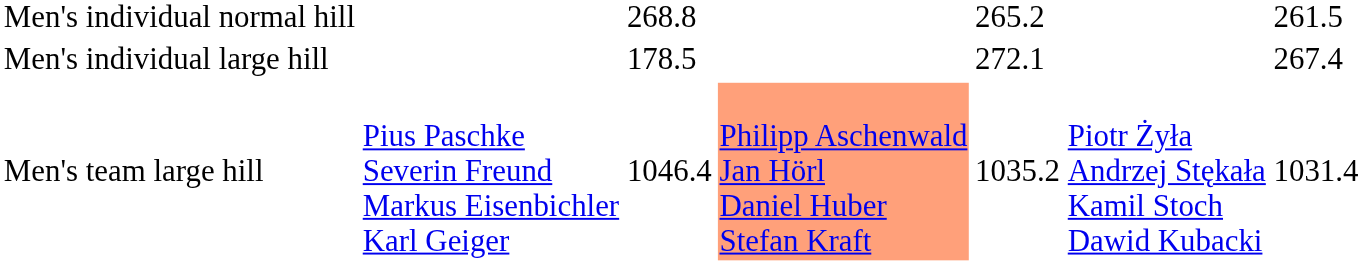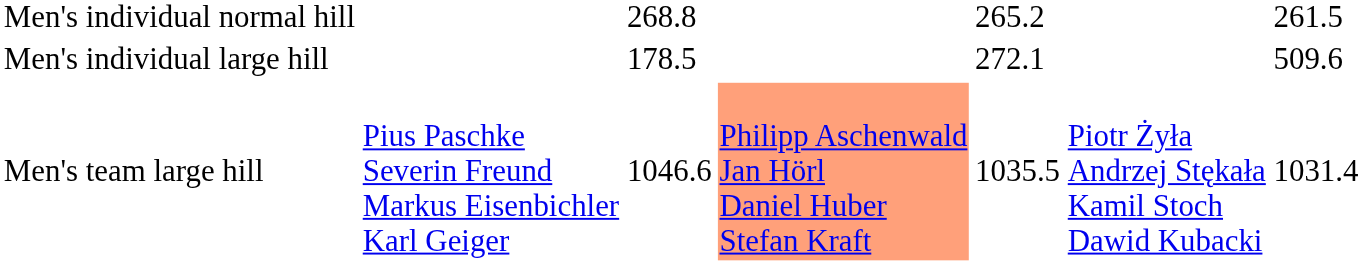(1308, 59) 267.4 -> (1308, 59) 509.6
(669, 171) 1046.4 -> (669, 171) 1046.6
(1018, 171) 1035.2 -> (1018, 171) 1035.5
